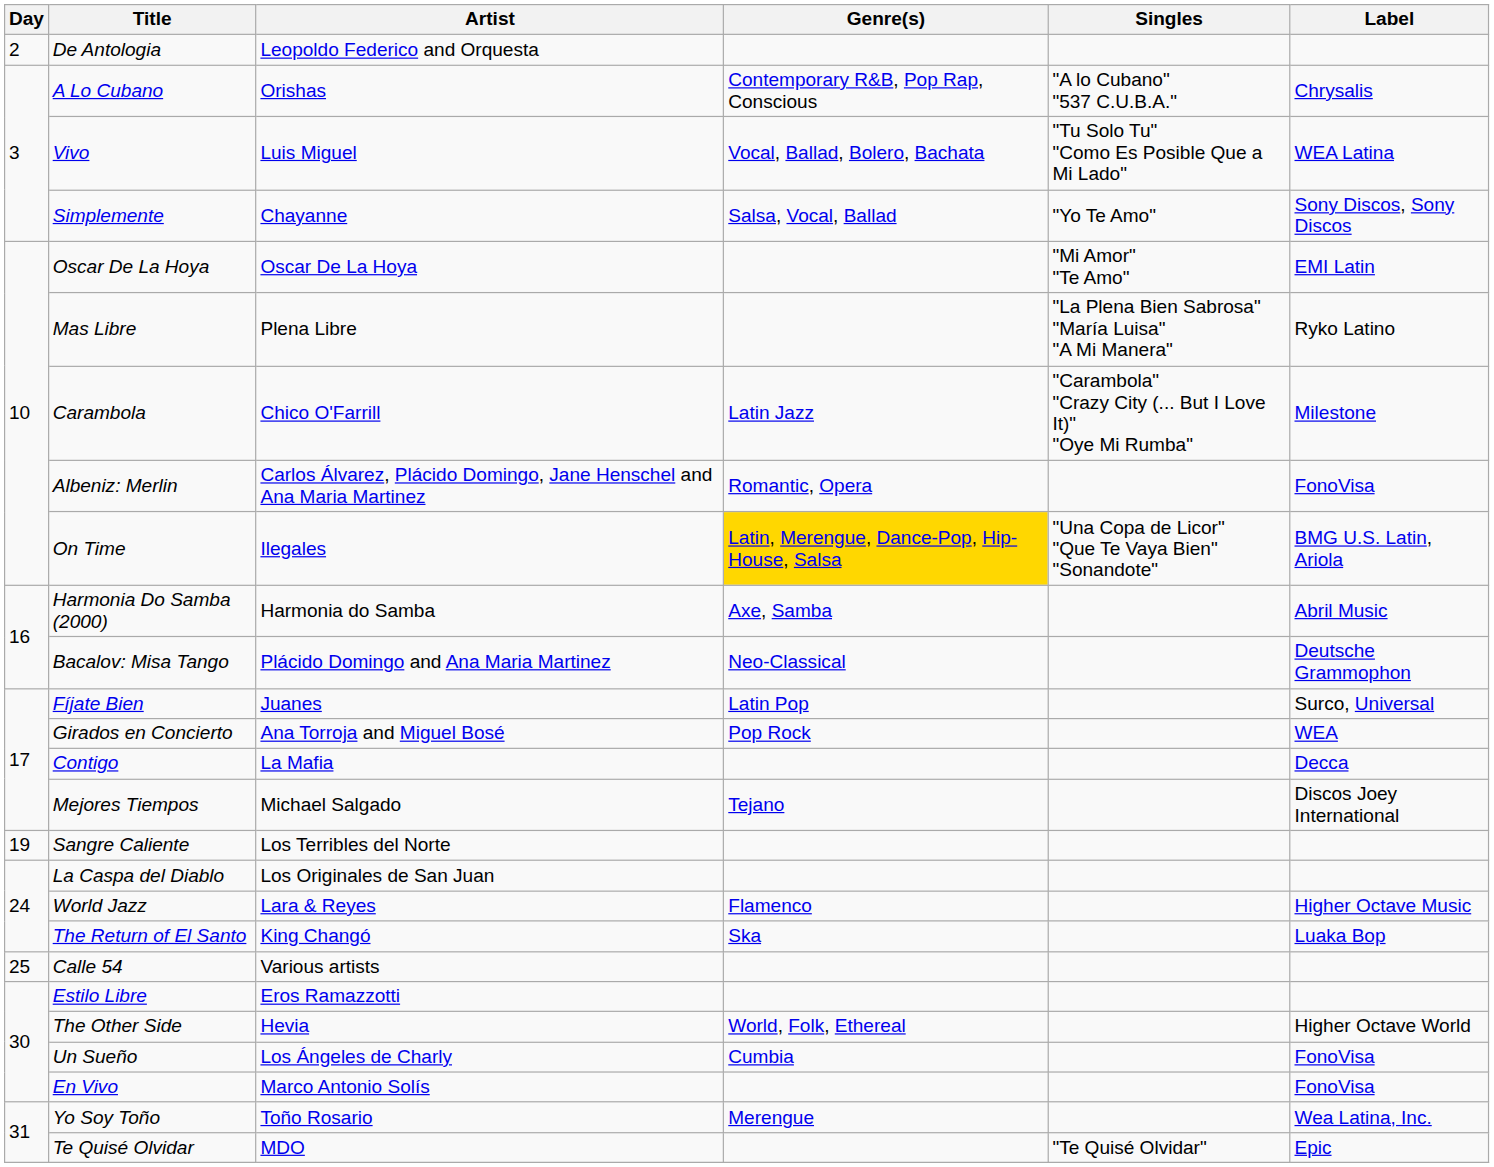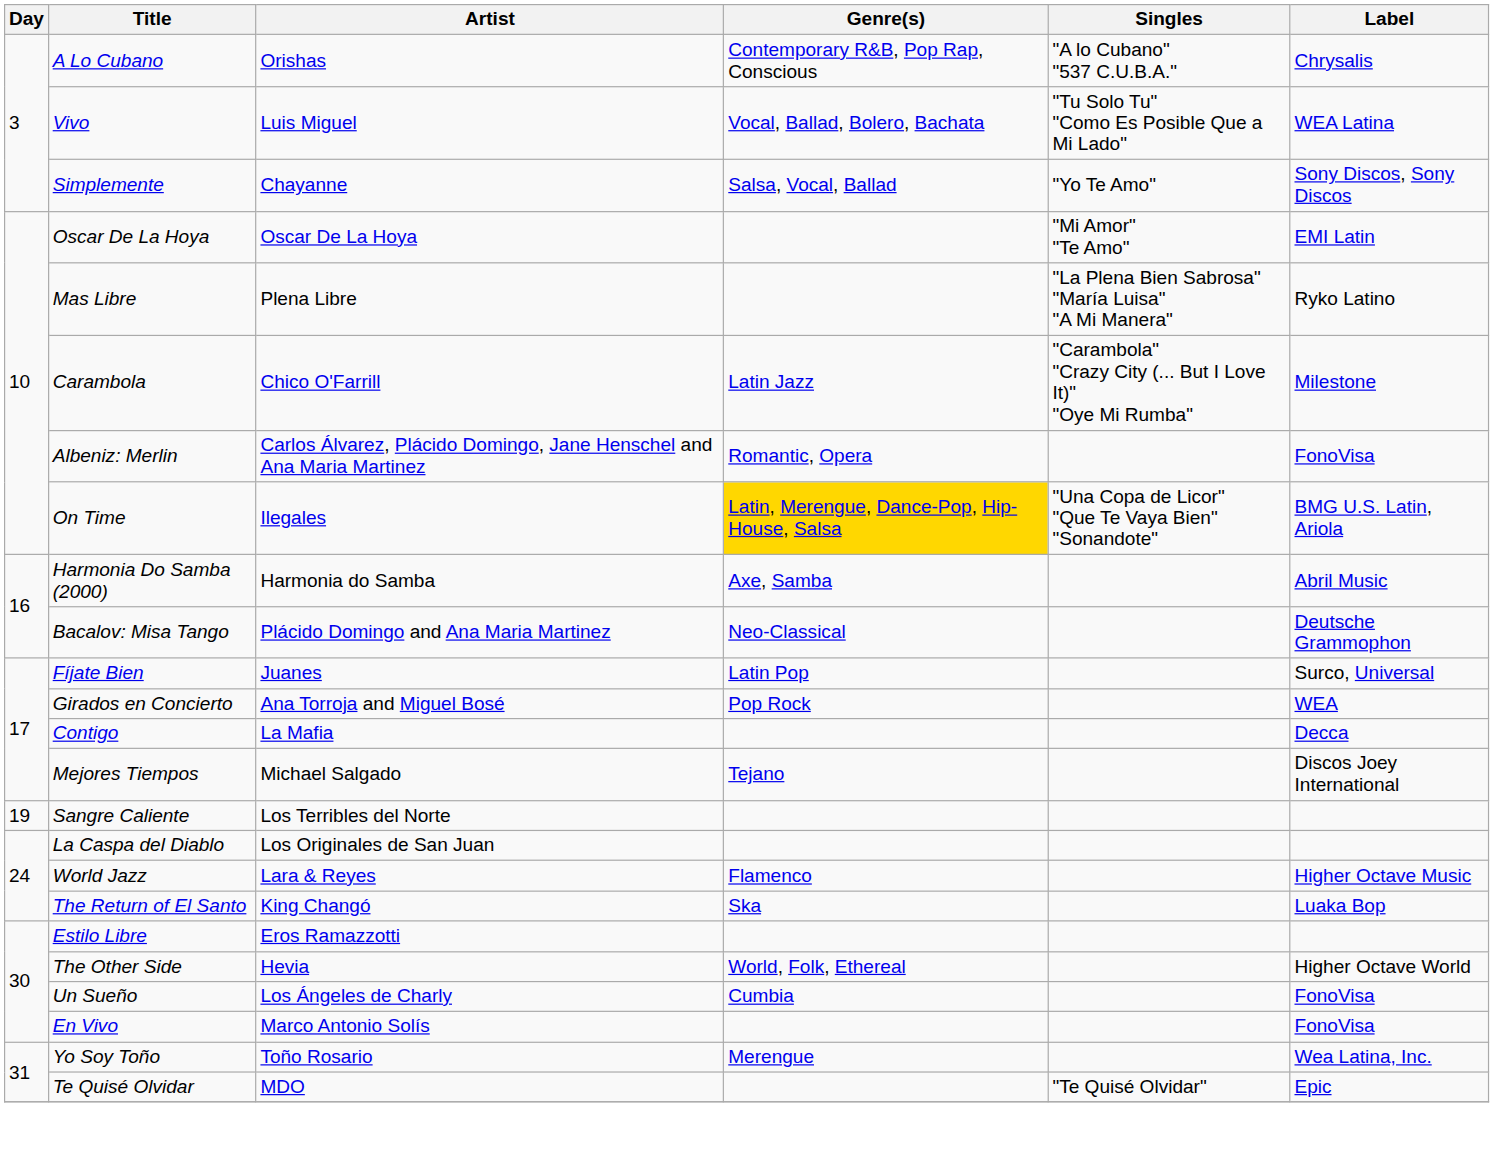- row: (107, 49)
- row: (88, 966)
